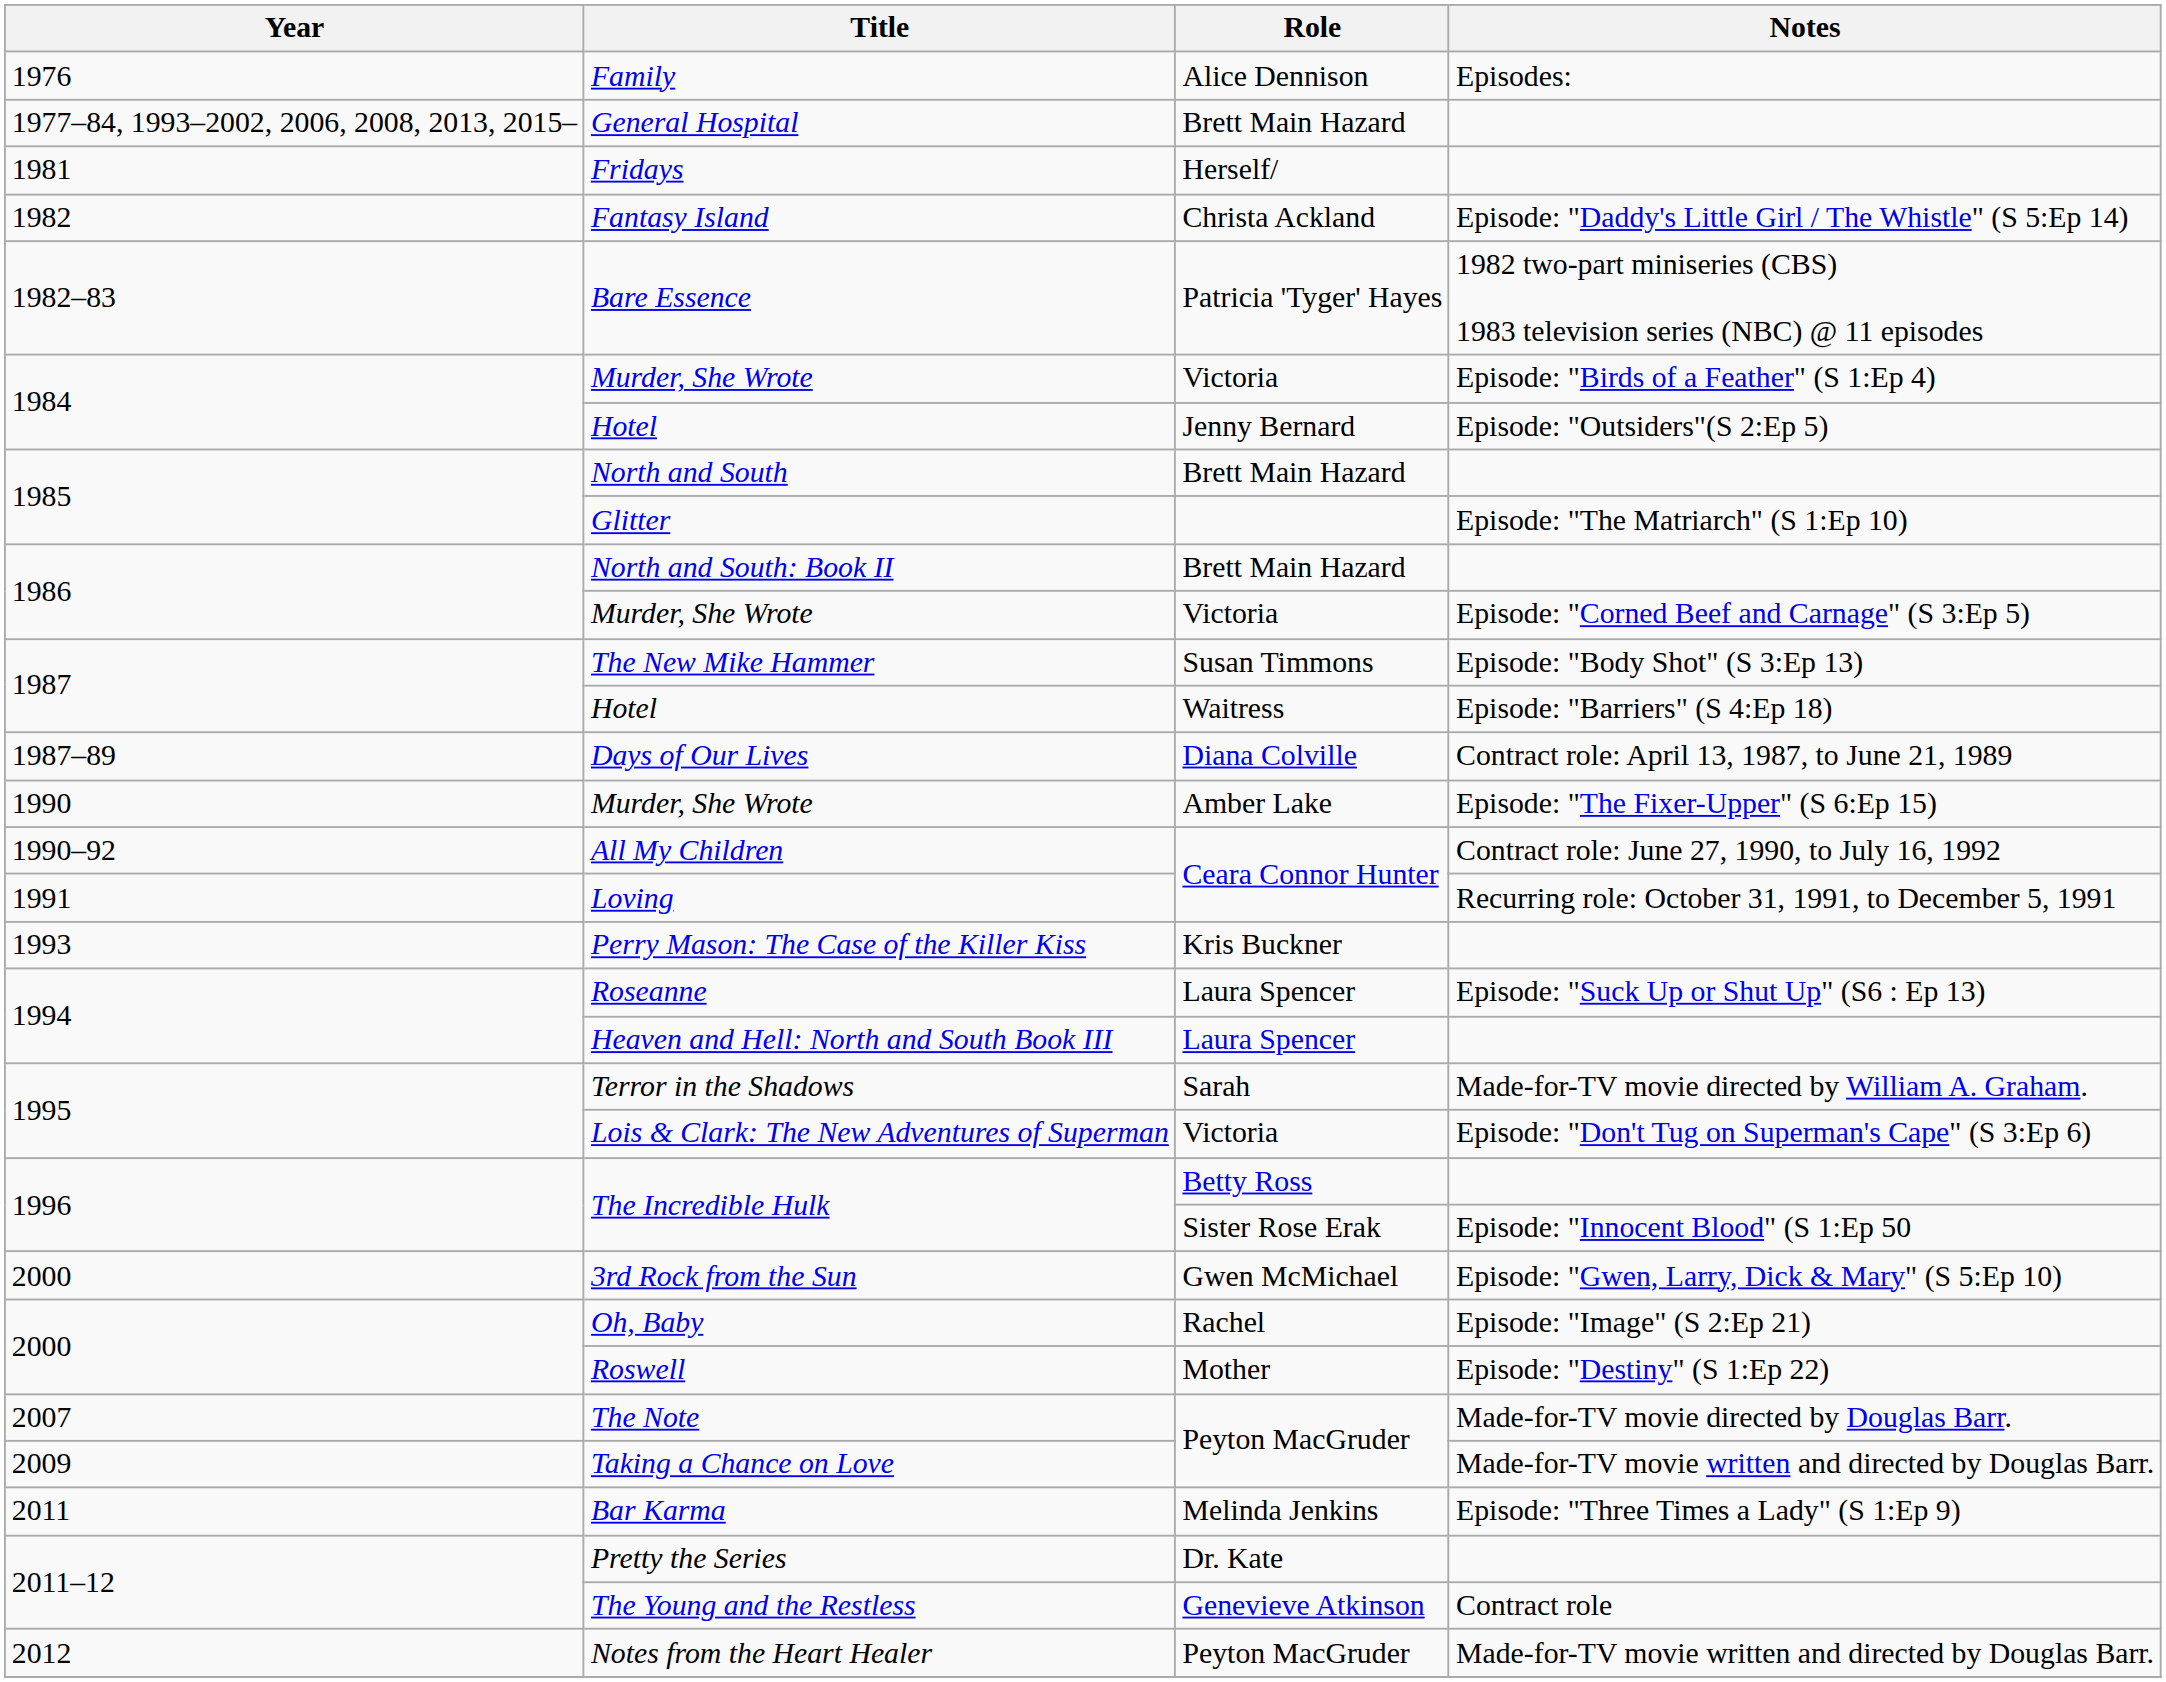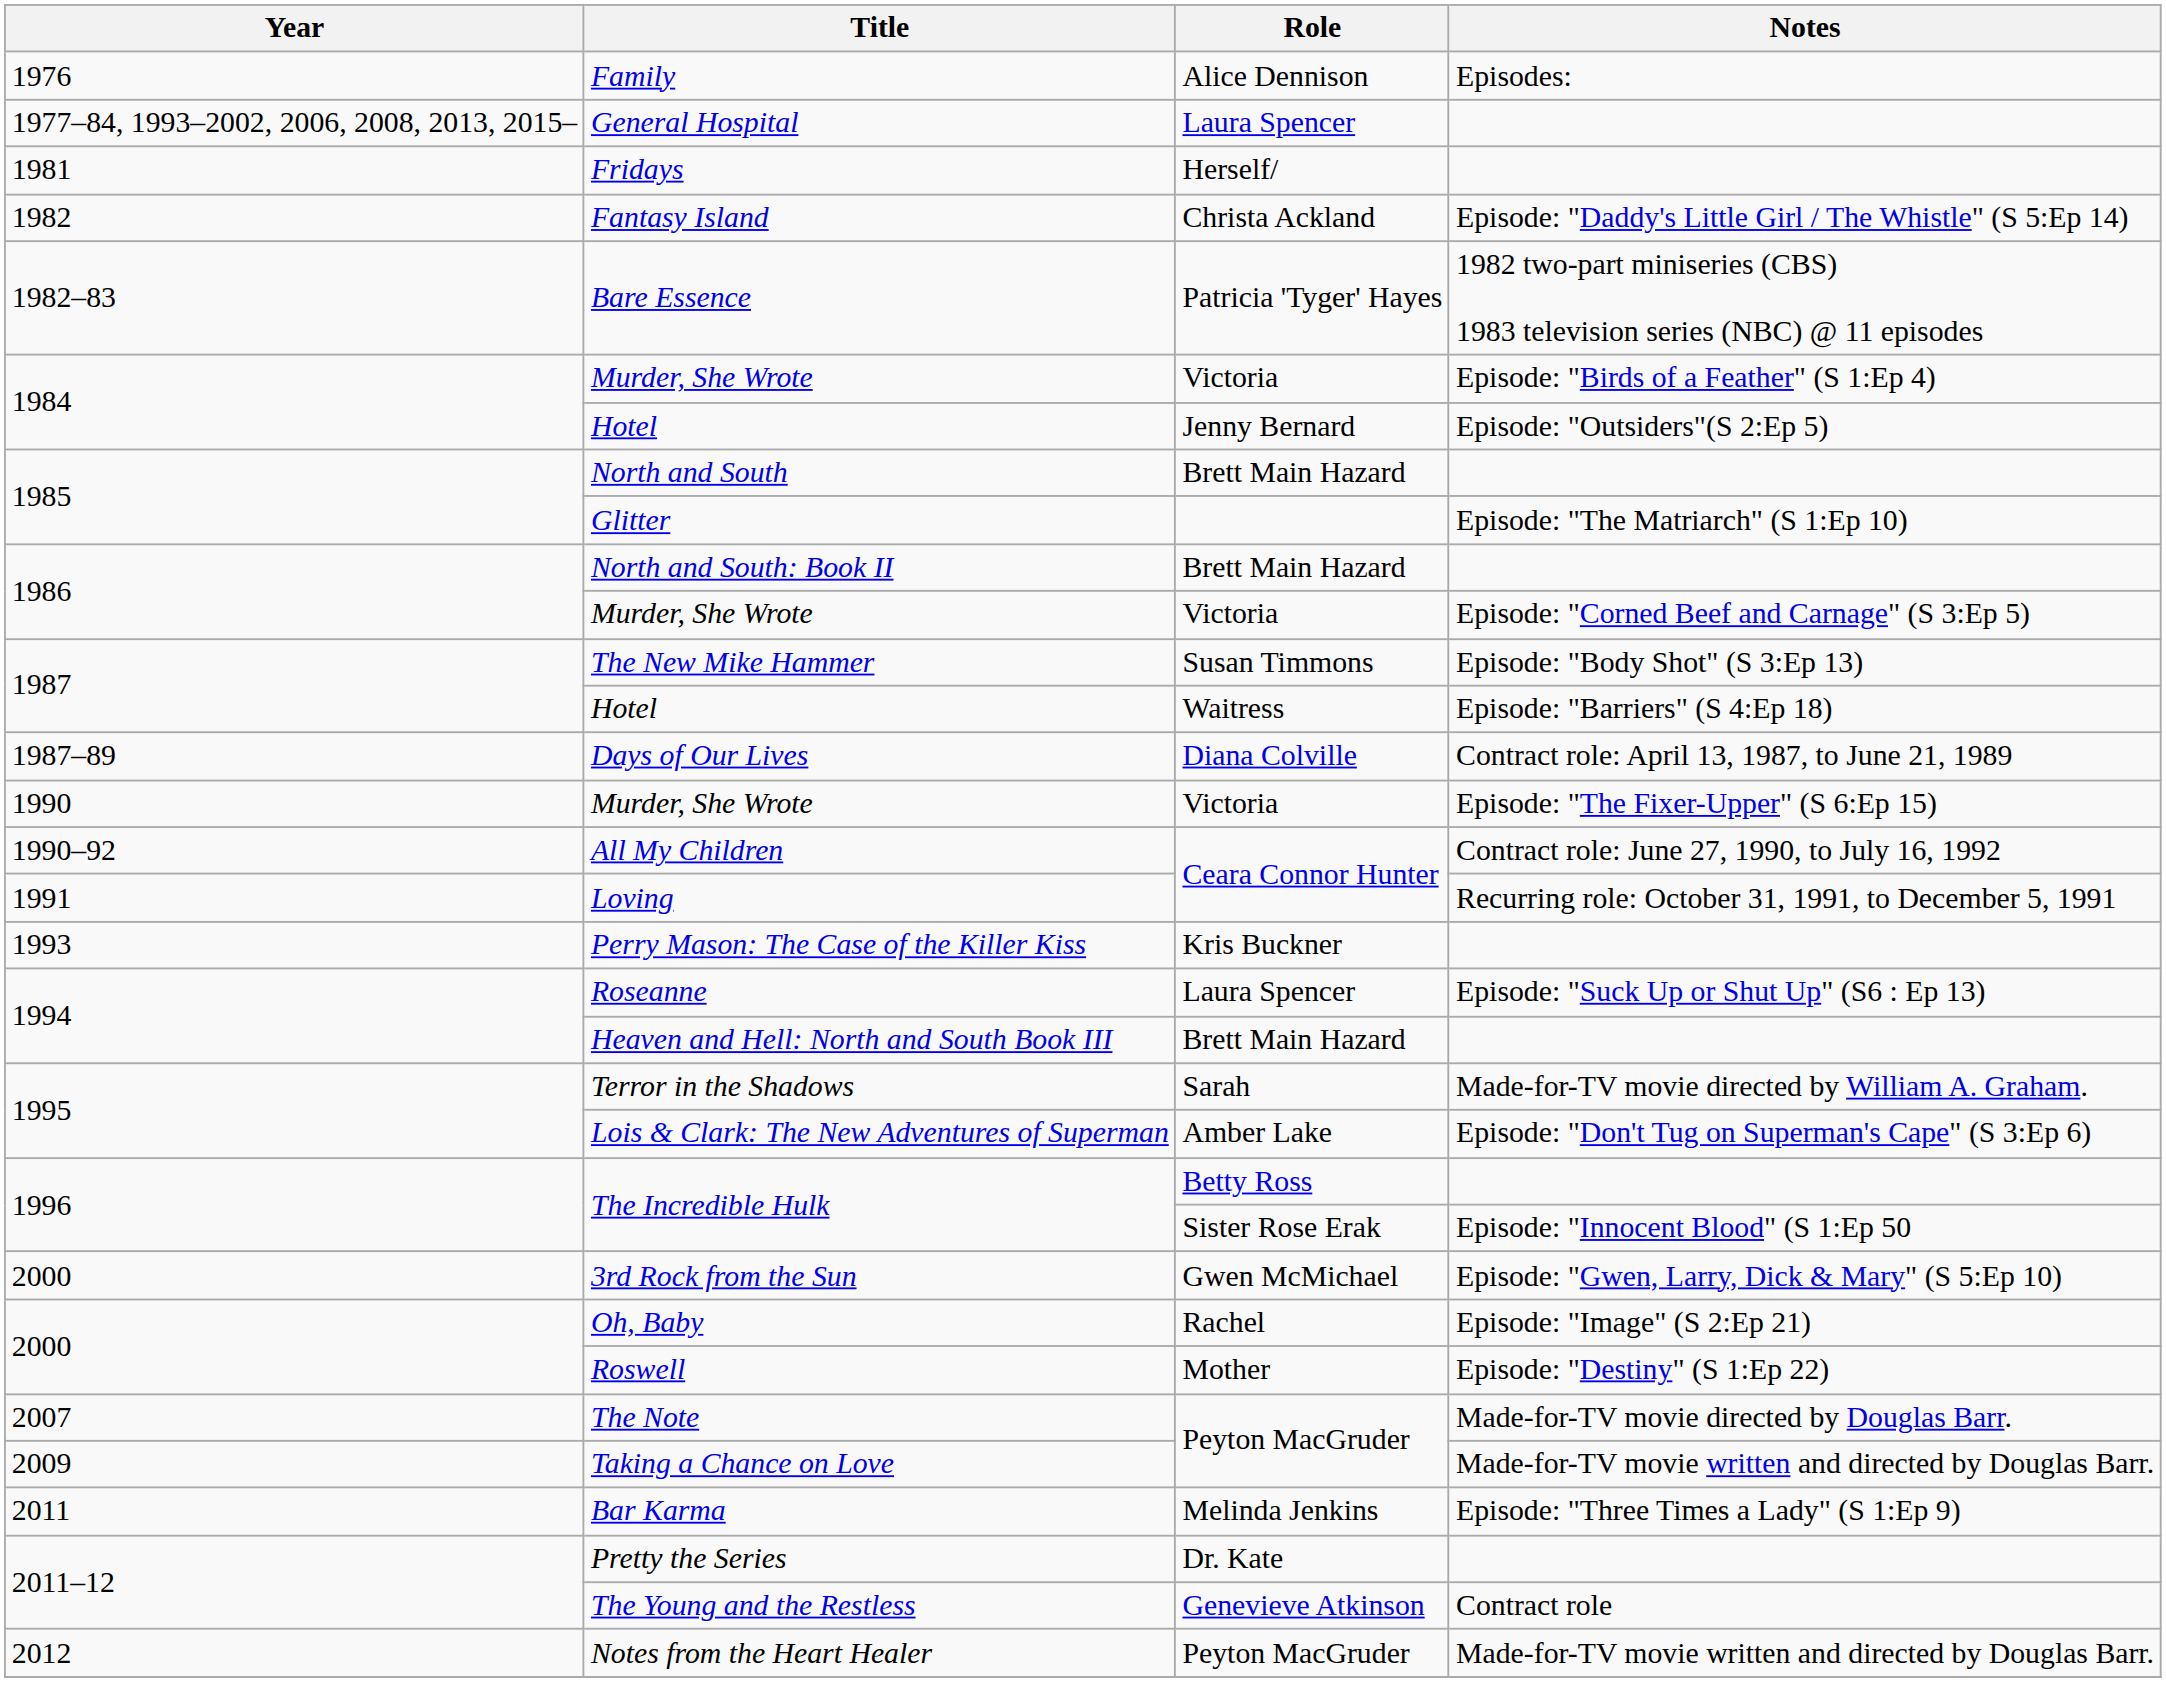(1294, 122) Brett Main Hazard -> (1269, 122) Laura Spencer
(1257, 803) Amber Lake -> (1230, 803) Victoria
(1269, 1039) Laura Spencer -> (1294, 1039) Brett Main Hazard
(1230, 1133) Victoria -> (1257, 1133) Amber Lake
